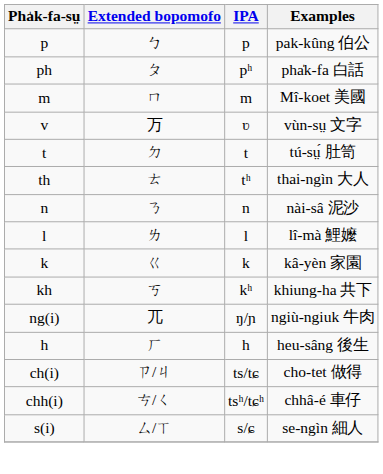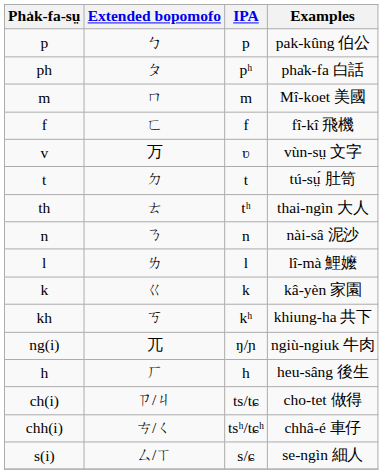+ row: (323, 124)
